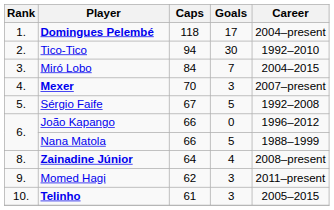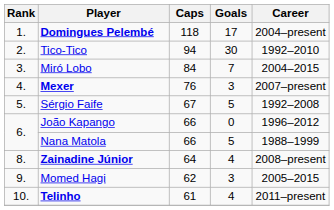(190, 86) 70 -> (190, 86) 76
(290, 178) 2011–present -> (290, 178) 2005–2015
(231, 196) 3 -> (231, 196) 4
(290, 196) 2005–2015 -> (290, 196) 2011–present
